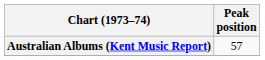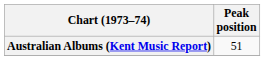(237, 45) 57 -> (237, 45) 51
